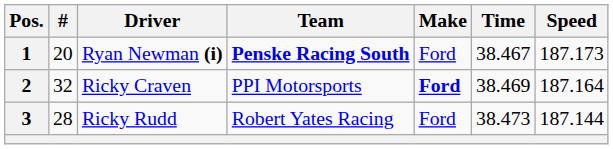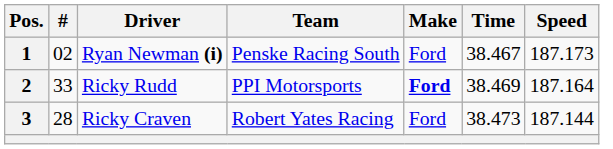(63, 53) 20 -> (63, 53) 02
(321, 53) bold -> (316, 53) normal
(63, 86) 32 -> (63, 86) 33
(136, 86) Ricky Craven -> (129, 86) Ricky Rudd
(129, 118) Ricky Rudd -> (136, 118) Ricky Craven
